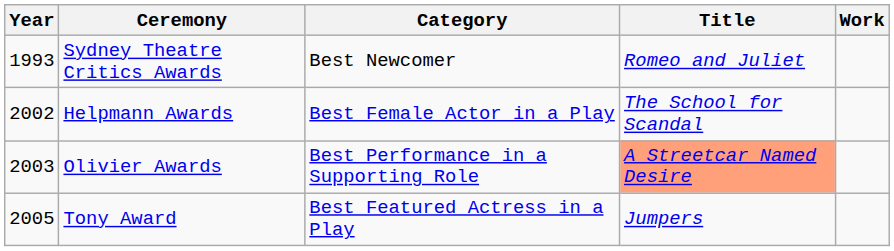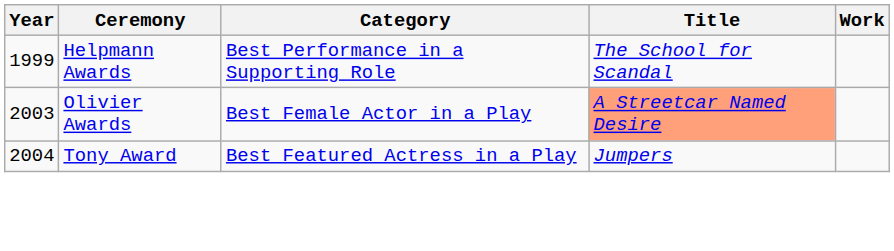- row: (143, 62)
(32, 114) 2002 -> (32, 62) 1999
(462, 114) Best Female Actor in a Play -> (345, 62) Best Performance in a Supporting Role
(428, 167) Best Performance in a Supporting Role -> (379, 114) Best Female Actor in a Play
(32, 219) 2005 -> (32, 156) 2004
